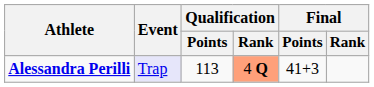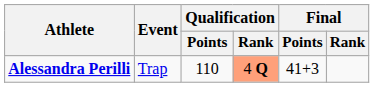(153, 69) lavender background -> (153, 69) no background
(207, 69) 113 -> (207, 69) 110
